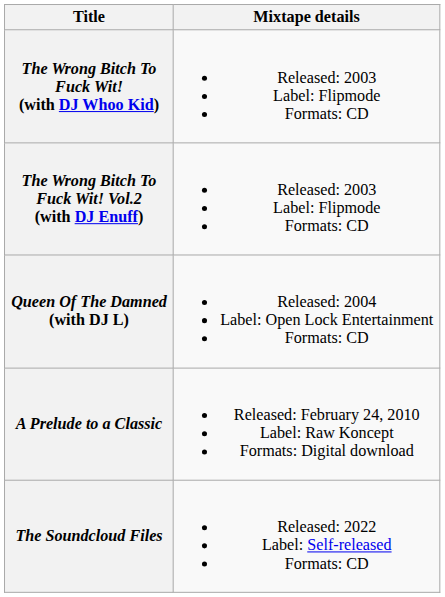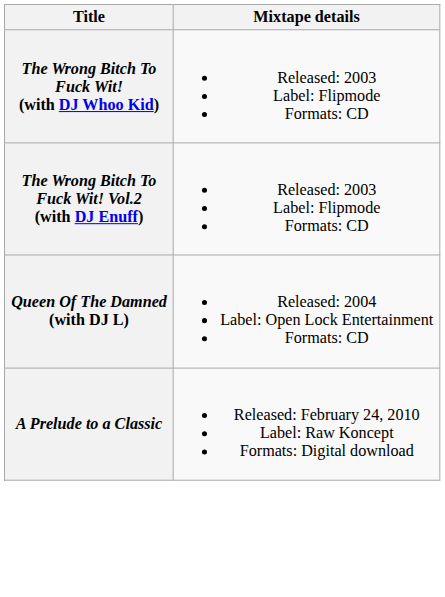- row: (89, 536)
